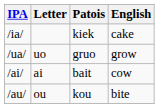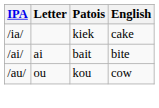- row: (17, 53)
(121, 73) cow -> (120, 53) bite
(120, 93) bite -> (121, 73) cow
